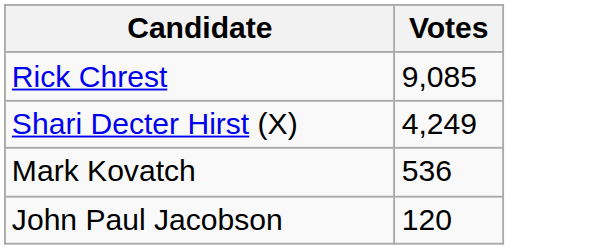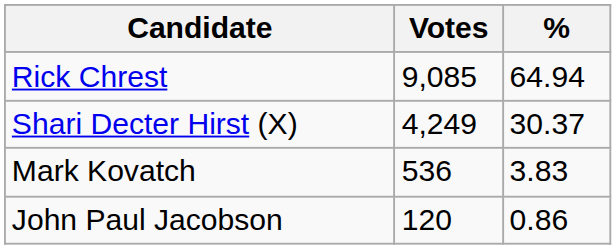+ column: (557, 28)
